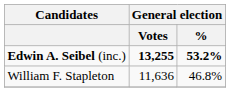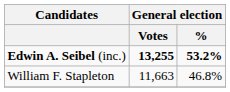(156, 76) 11,636 -> (156, 76) 11,663
